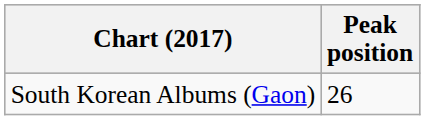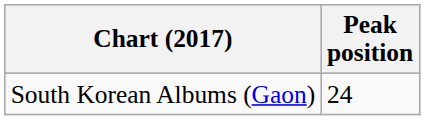(340, 93) 26 -> (340, 93) 24
